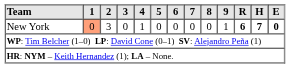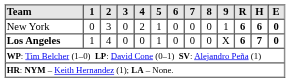(92, 26) lightsalmon background -> (92, 26) no background
(142, 26) 1 -> (142, 26) 2
(159, 26) 0 -> (159, 26) 1
(259, 26) 7 -> (259, 26) 6
+ row: (34, 41)
